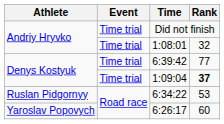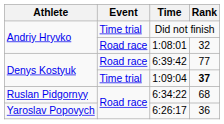(121, 46) Time trial -> (123, 46) Road race
(121, 62) Time trial -> (123, 62) Road race
(204, 95) 53 -> (204, 95) 68
(204, 111) 60 -> (204, 111) 36
